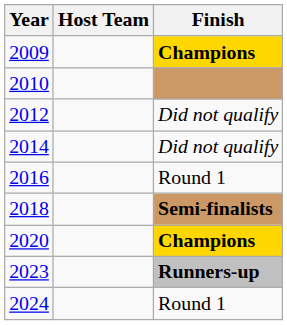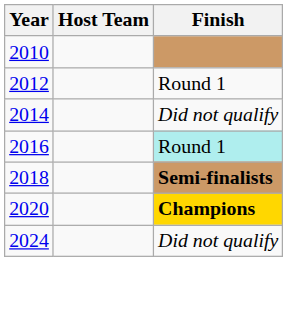- row: (29, 51)
(218, 114) Did not qualify -> (192, 83) Round 1
(192, 177) no background -> (192, 146) paleturquoise background
- row: (29, 271)
(192, 303) Round 1 -> (218, 240) Did not qualify
